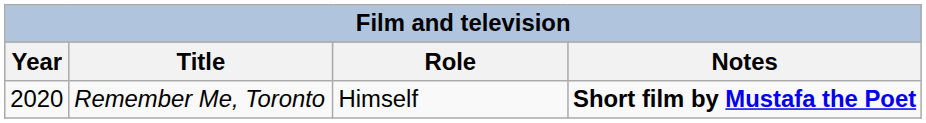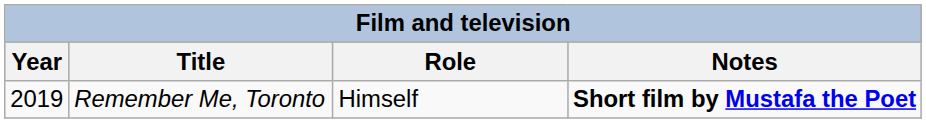(37, 99) 2020 -> (37, 99) 2019
